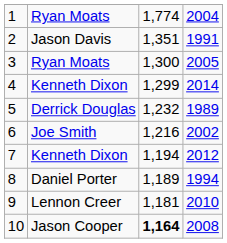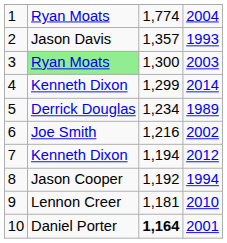(161, 39) 1,351 -> (161, 39) 1,357
(203, 39) 1991 -> (203, 39) 1993
(70, 62) no background -> (70, 62) lightgreen background
(203, 62) 2005 -> (203, 62) 2003
(161, 109) 1,232 -> (161, 109) 1,234
(74, 179) Daniel Porter -> (77, 179) Jason Cooper
(161, 179) 1,189 -> (161, 179) 1,192
(77, 226) Jason Cooper -> (74, 226) Daniel Porter
(203, 226) 2008 -> (203, 226) 2001
